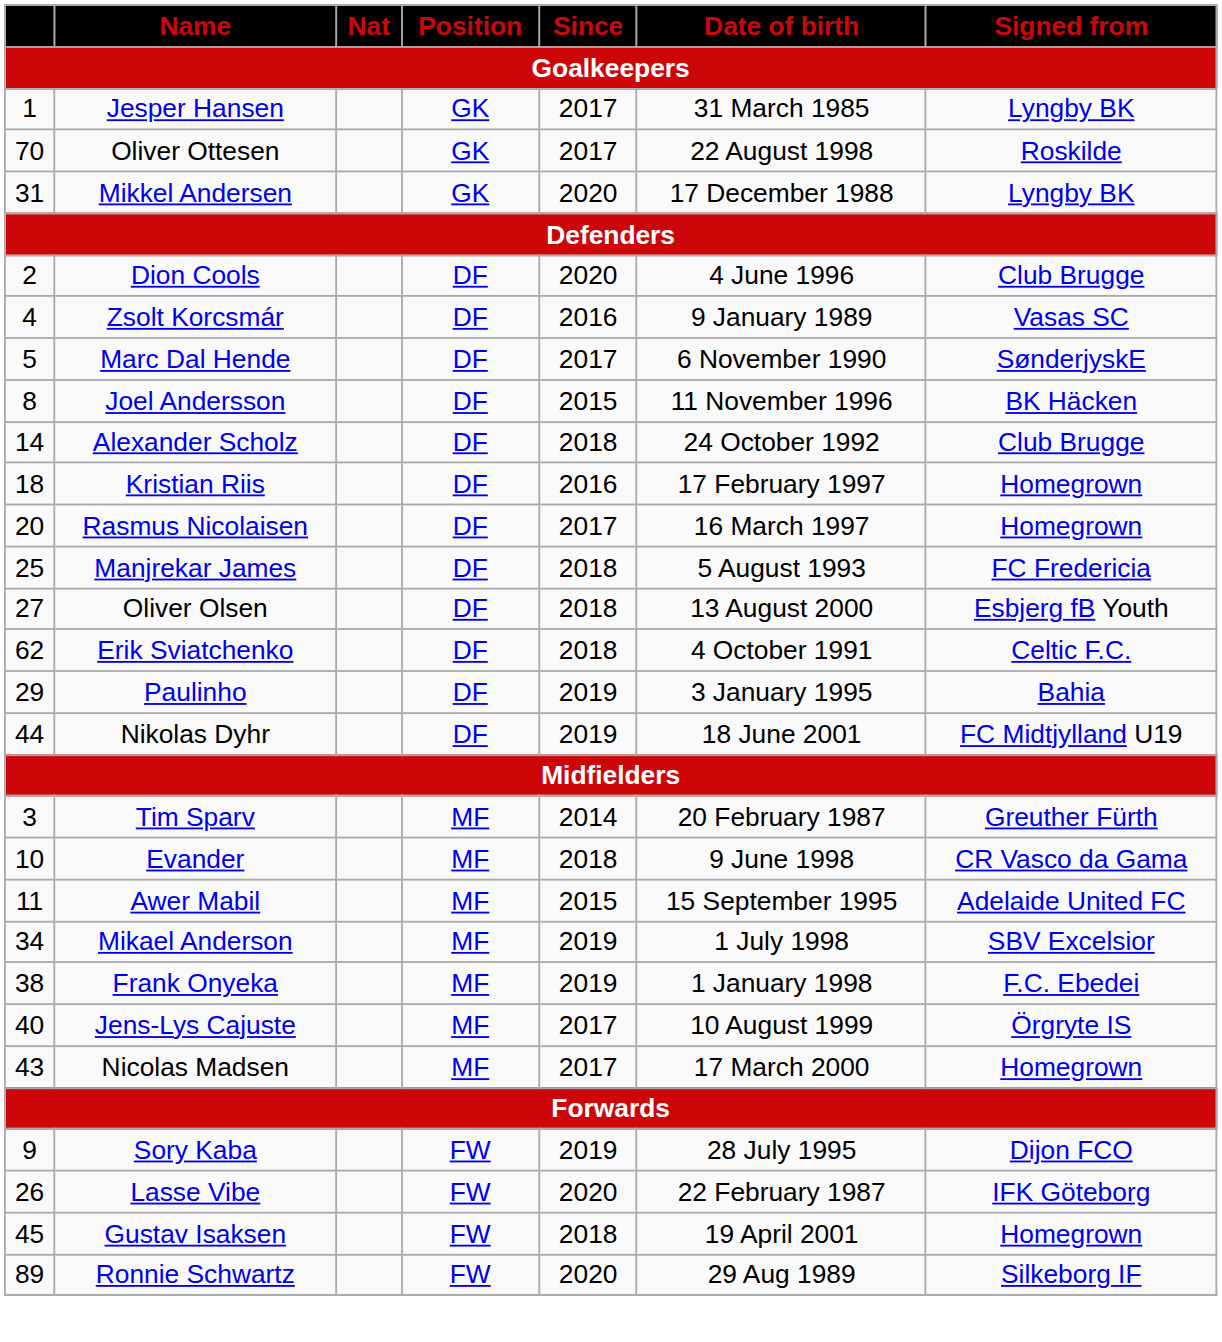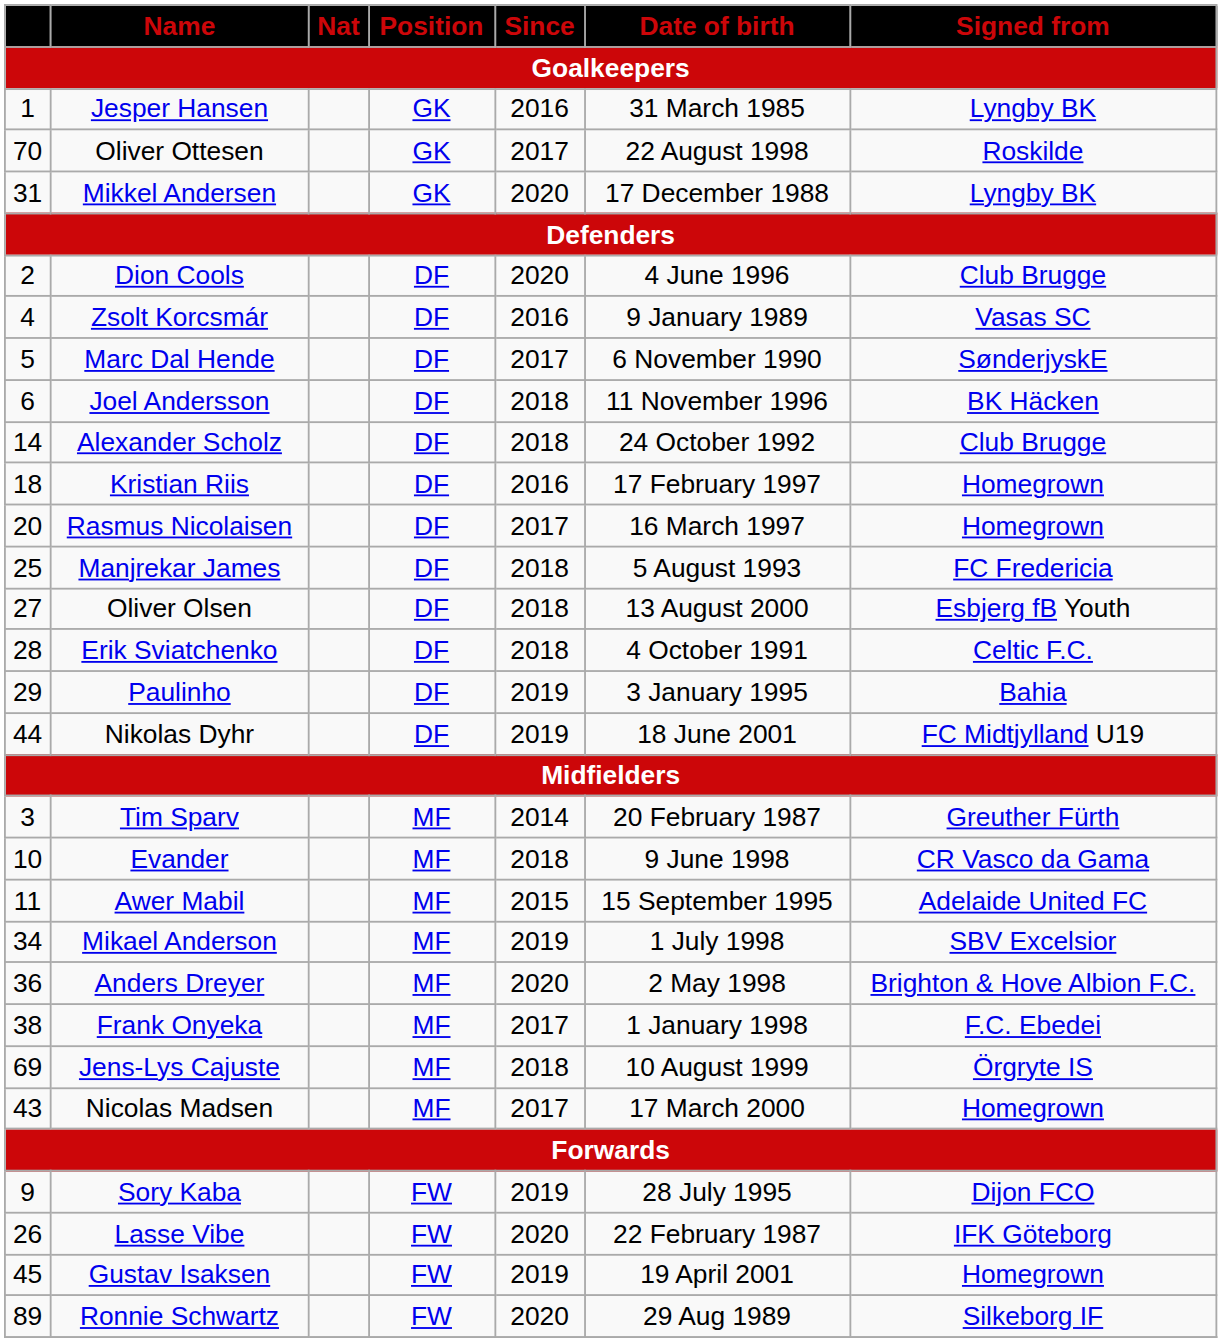(588, 109) 2017 -> (540, 109) 2016
(30, 401) 8 -> (28, 401) 6
(588, 401) 2015 -> (540, 401) 2018
(30, 651) 62 -> (28, 651) 28
+ row: (179, 984)
(588, 984) 2019 -> (540, 1025) 2017
(30, 1025) 40 -> (28, 1067) 69
(588, 1025) 2017 -> (540, 1067) 2018
(588, 1233) 2018 -> (540, 1275) 2019
